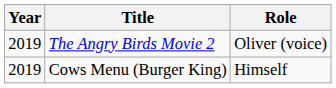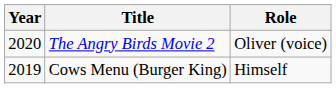(25, 43) 2019 -> (25, 43) 2020
